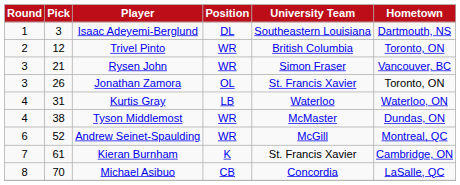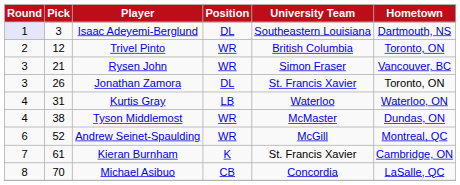(24, 31) no background -> (24, 31) lavender background
(227, 84) OL -> (227, 84) DL
